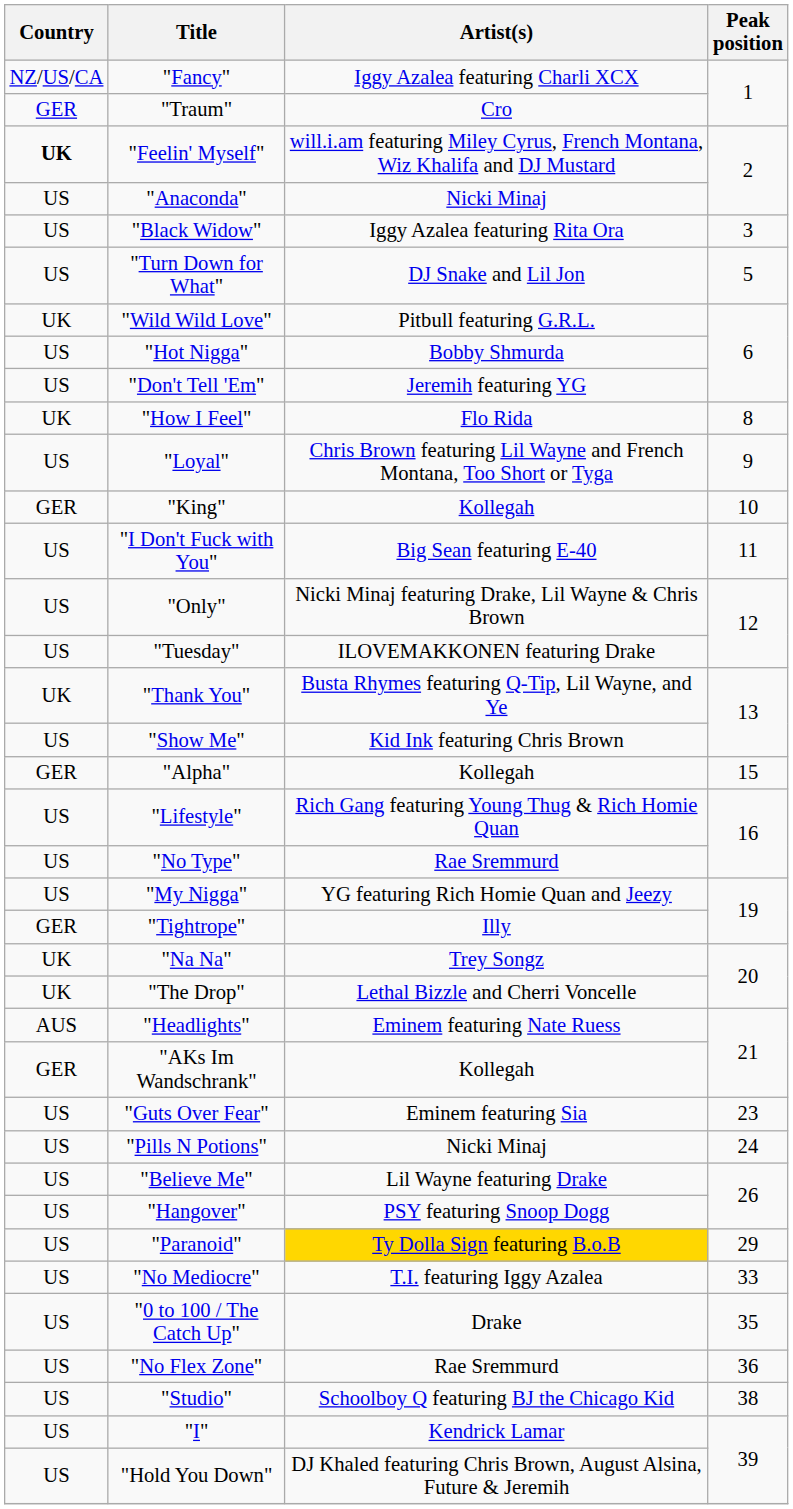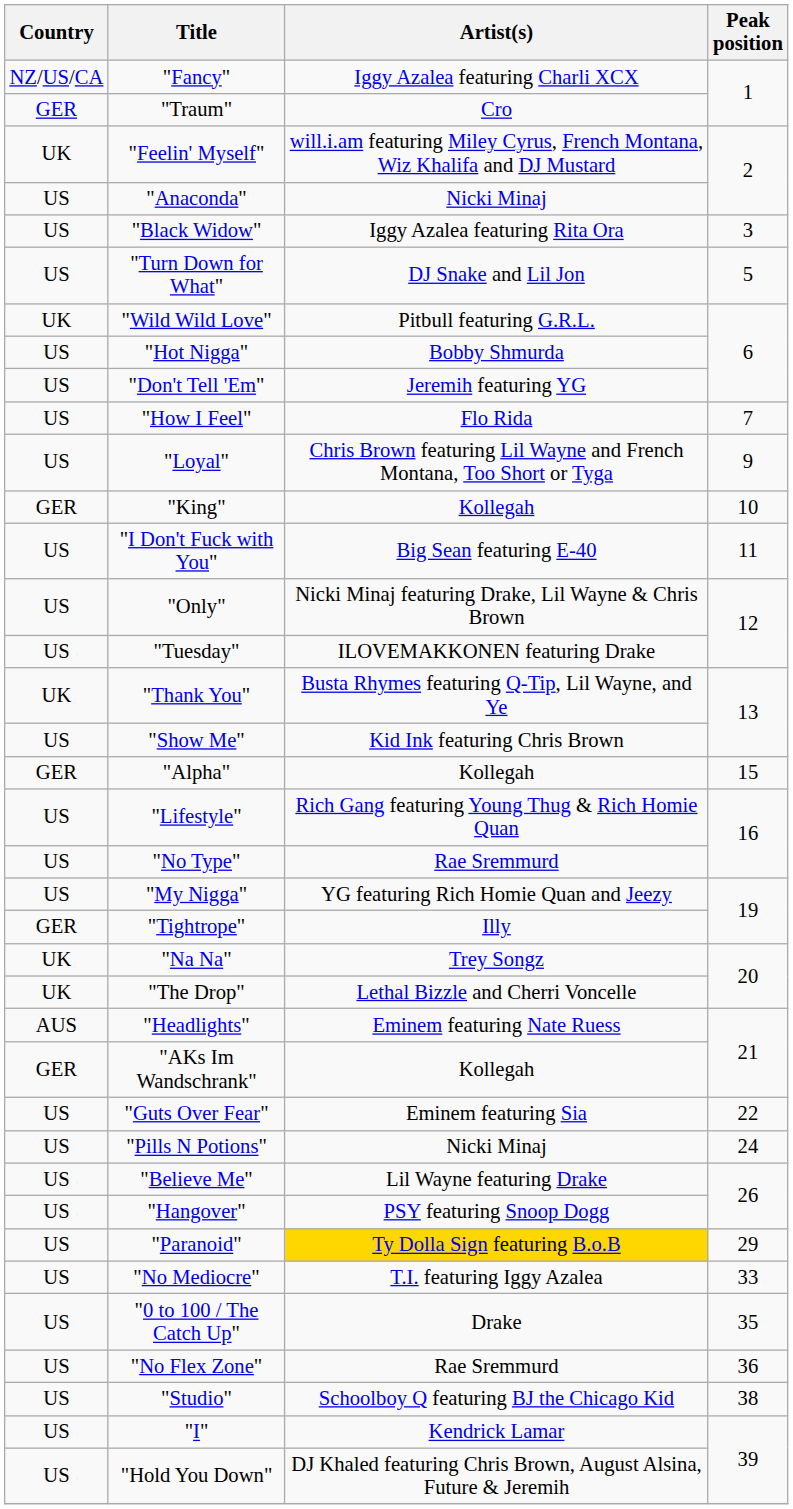(56, 153) bold -> (56, 153) normal
(56, 417) UK -> (56, 417) US
(748, 417) 8 -> (748, 417) 7
(748, 1113) 23 -> (748, 1113) 22
